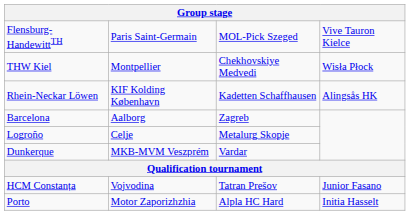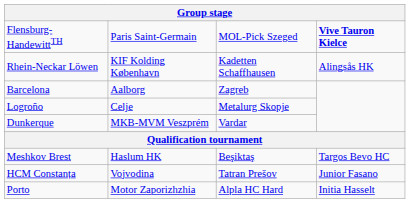(348, 36) normal -> (346, 36) bold
- row: (29, 67)
+ row: (39, 156)
